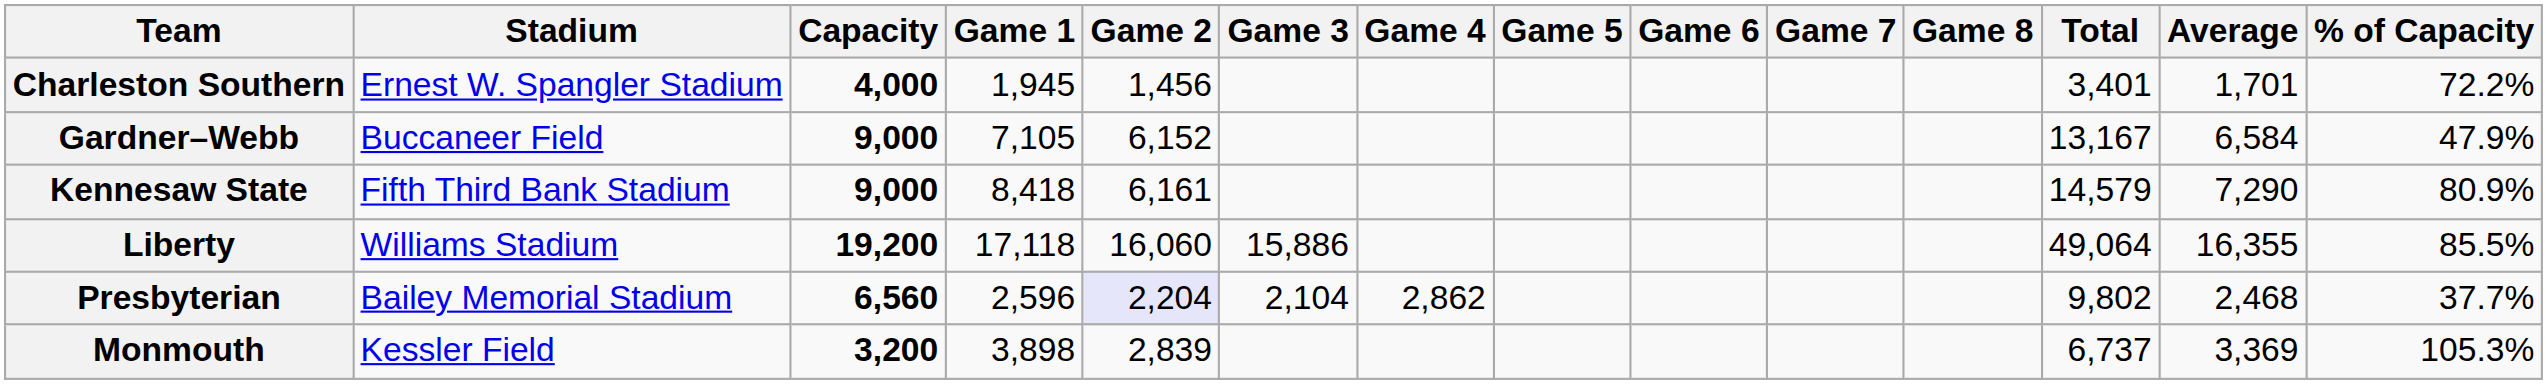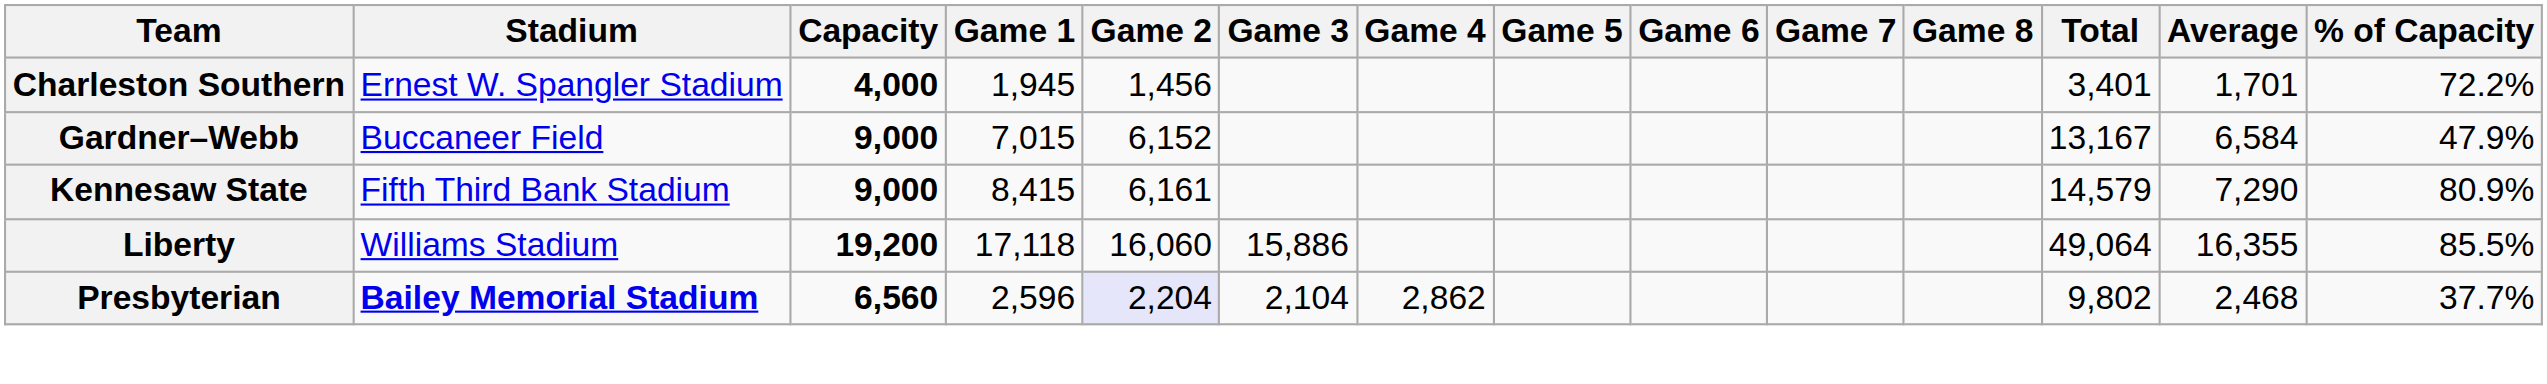(1033, 137) 7,105 -> (1033, 137) 7,015
(1033, 191) 8,418 -> (1033, 191) 8,415
(546, 297) normal -> (559, 297) bold
- row: (179, 350)
